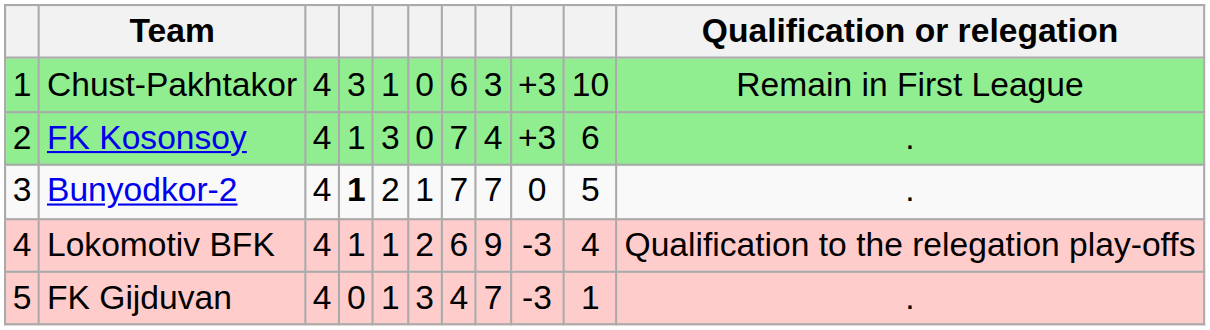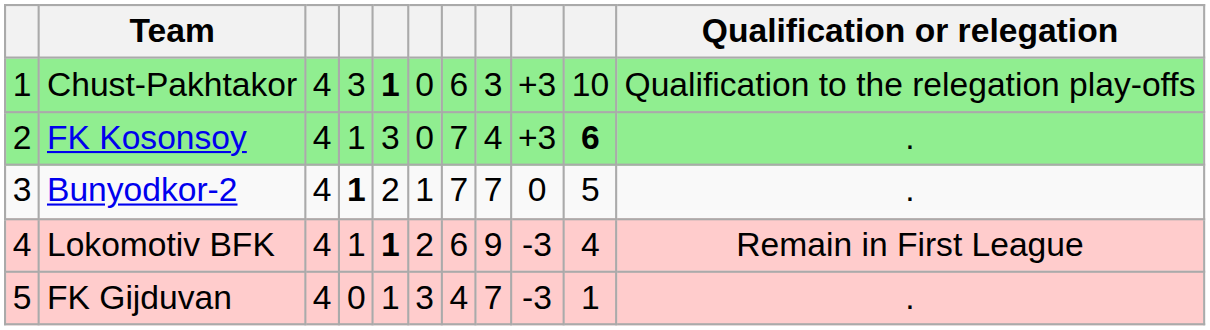(390, 84) normal -> (390, 84) bold
(910, 84) Remain in First League -> (910, 84) Qualification to the relegation play-offs
(590, 137) normal -> (590, 137) bold
(390, 244) normal -> (390, 244) bold
(910, 244) Qualification to the relegation play-offs -> (910, 244) Remain in First League
